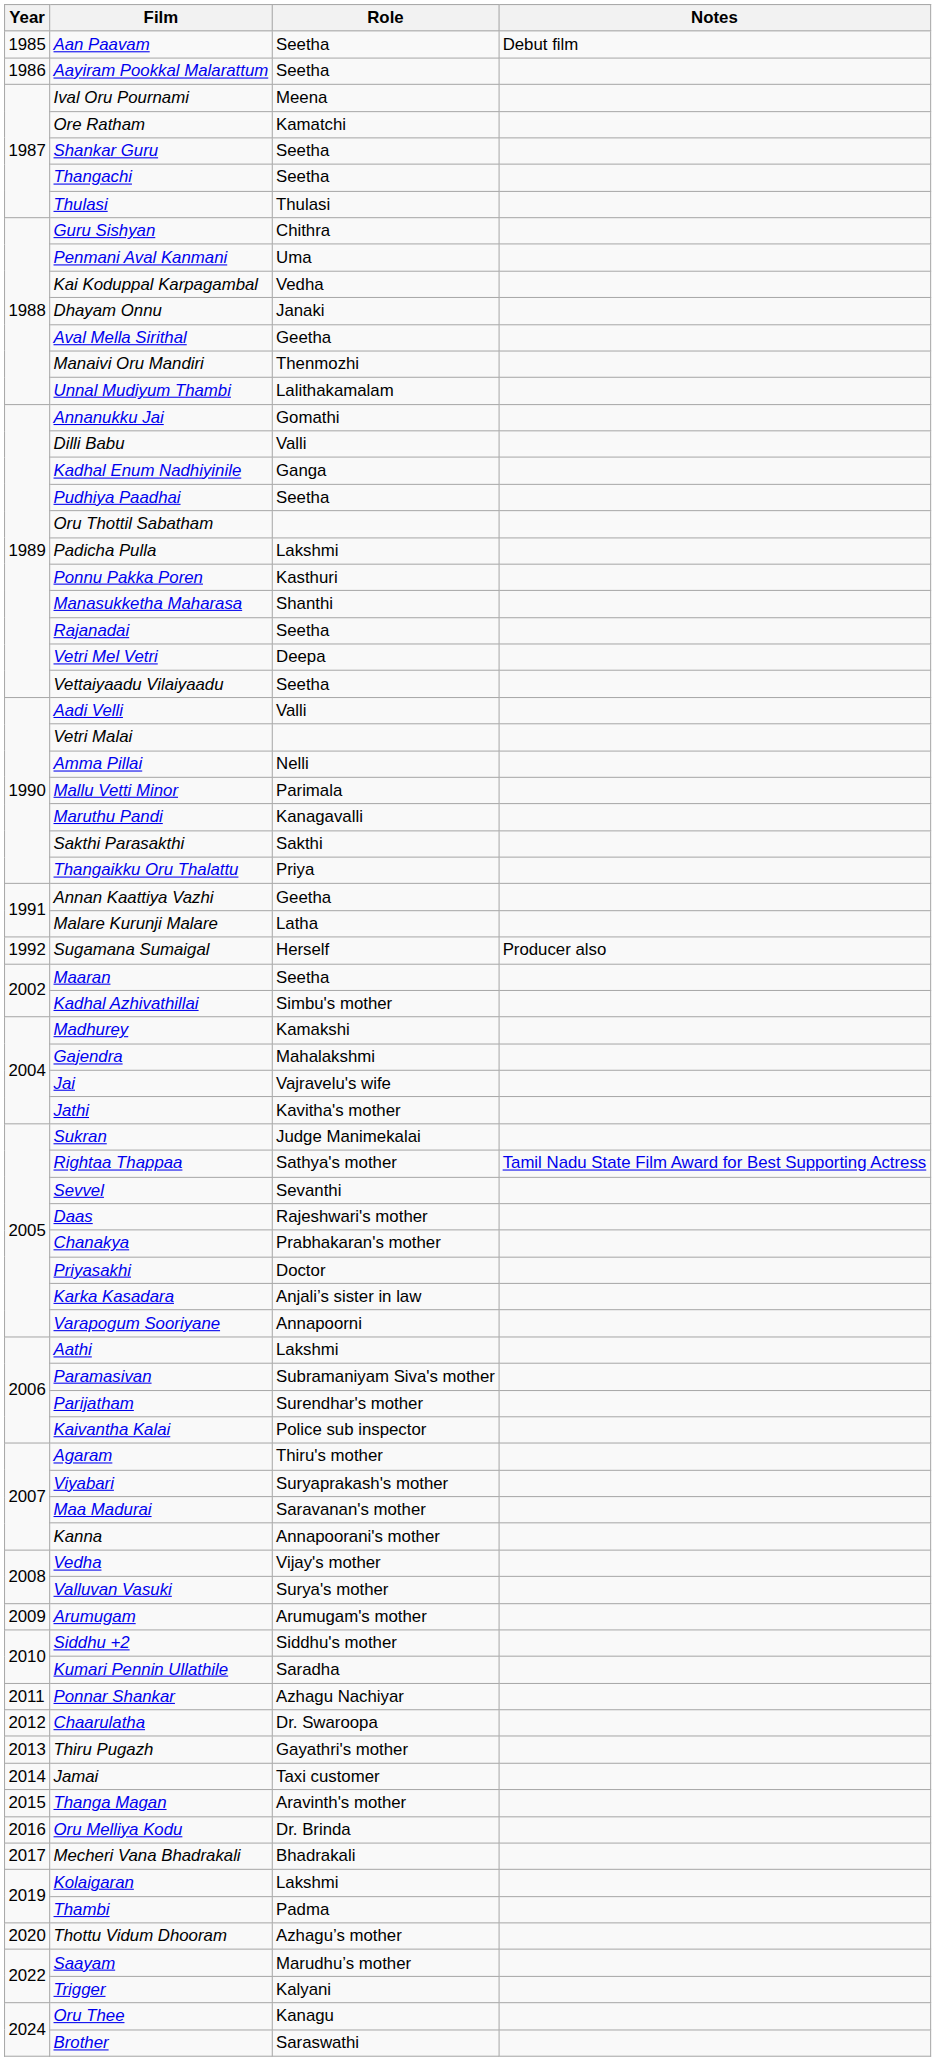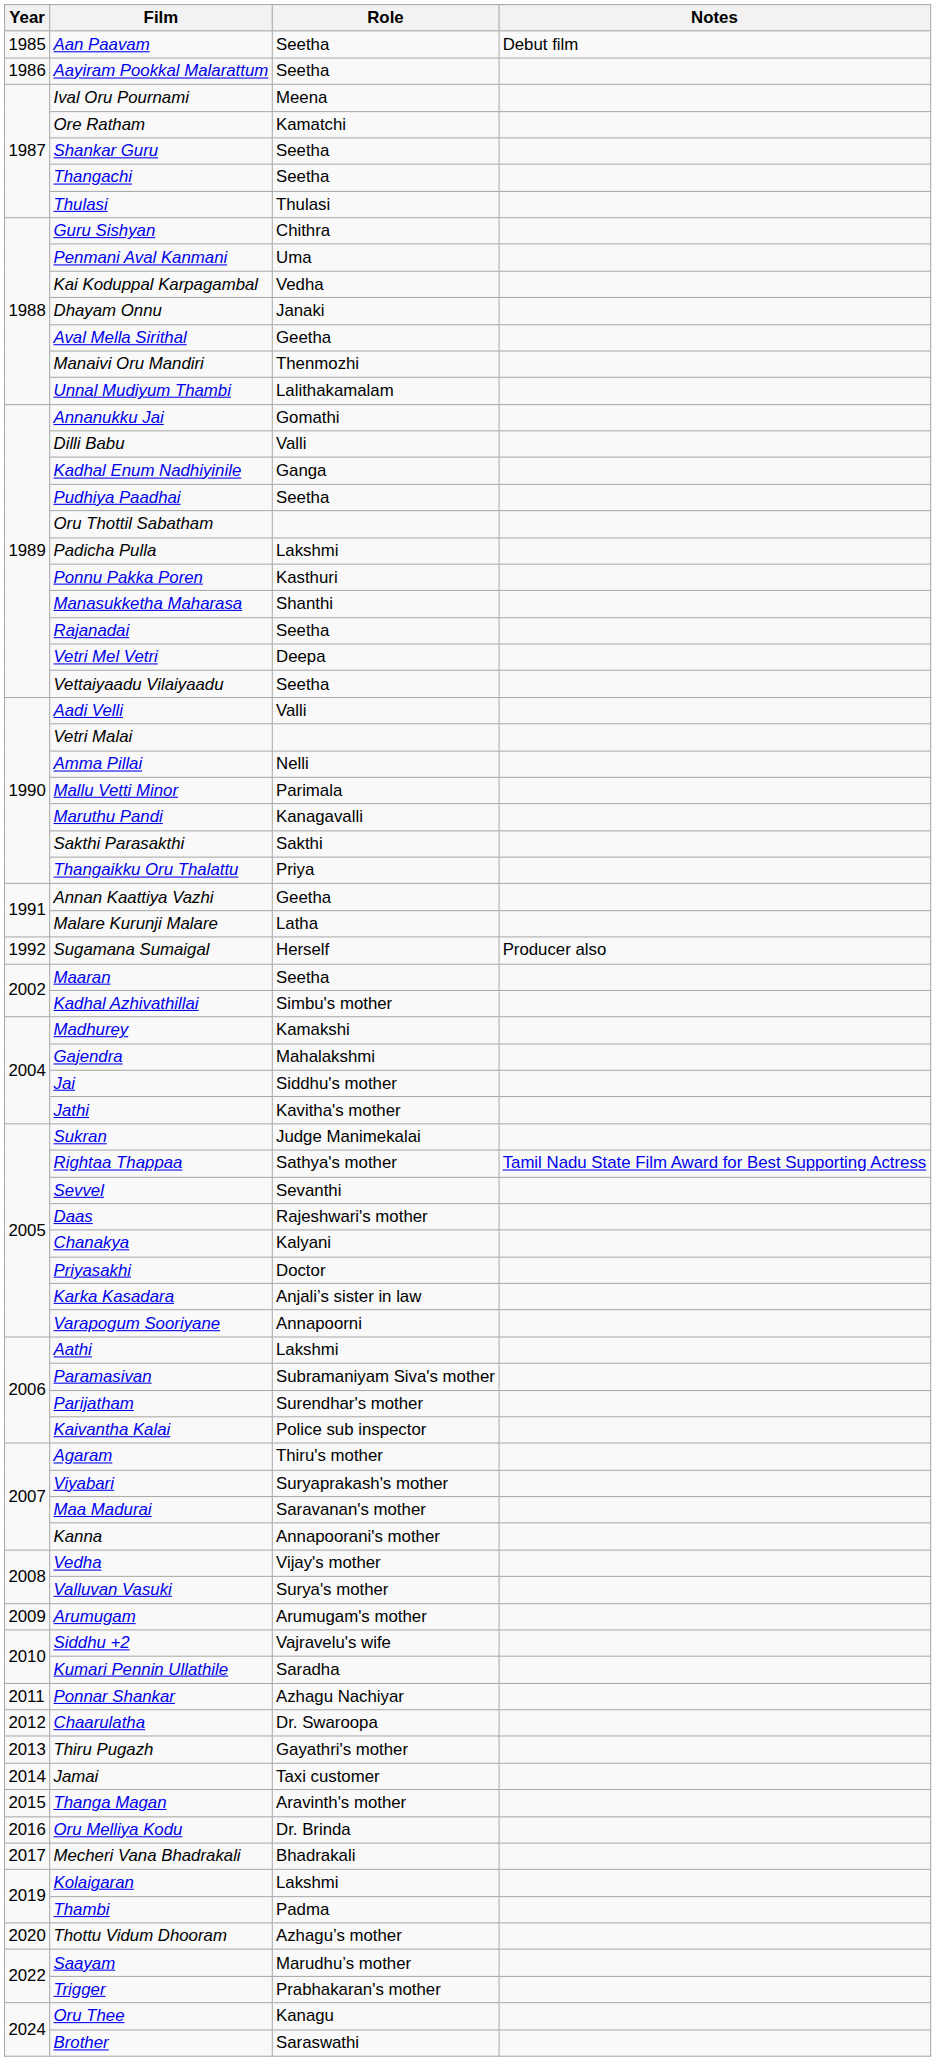(333, 1083) Vajravelu's wife -> (336, 1083) Siddhu's mother
(358, 1243) Prabhakaran's mother -> (304, 1243) Kalyani
(336, 1643) Siddhu's mother -> (333, 1643) Vajravelu's wife
(304, 1989) Kalyani -> (358, 1989) Prabhakaran's mother
